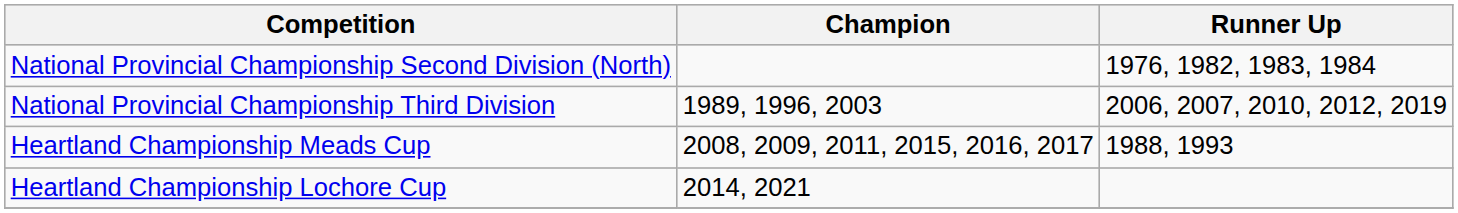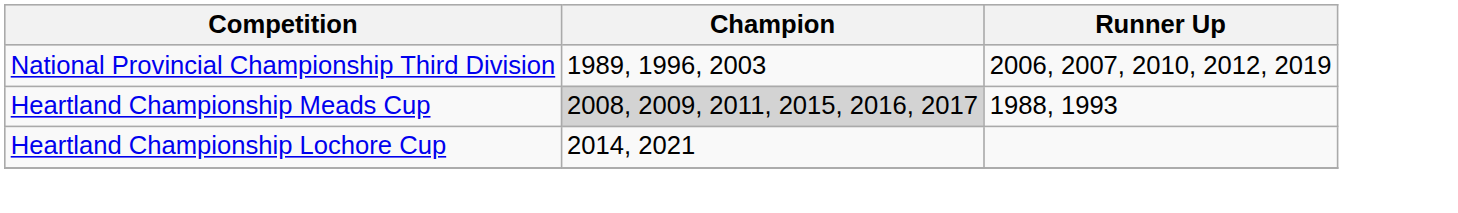- row: (341, 65)
(888, 146) no background -> (772, 106) lightgrey background
